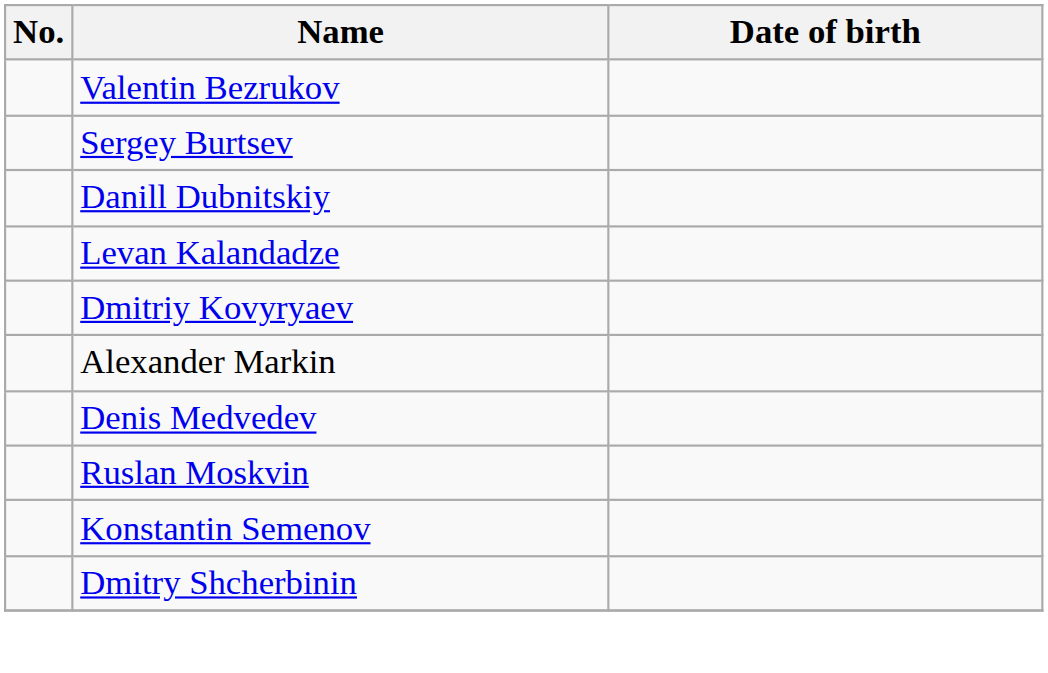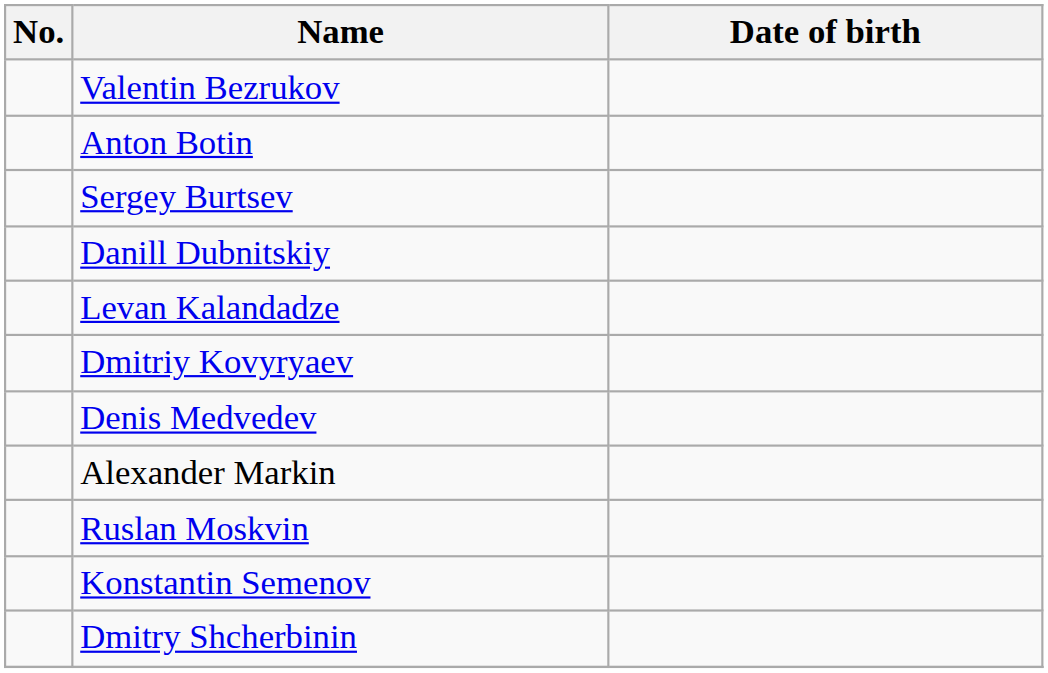+ row: (167, 142)
rows swapped: (208, 362) <-> (198, 417)
